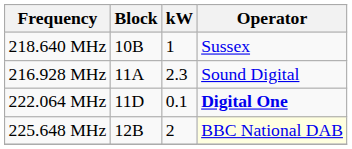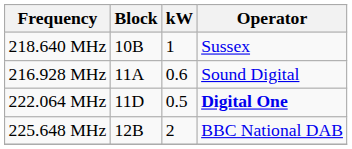(177, 74) 2.3 -> (177, 74) 0.6
(177, 102) 0.1 -> (177, 102) 0.5
(272, 130) lightyellow background -> (272, 130) no background
